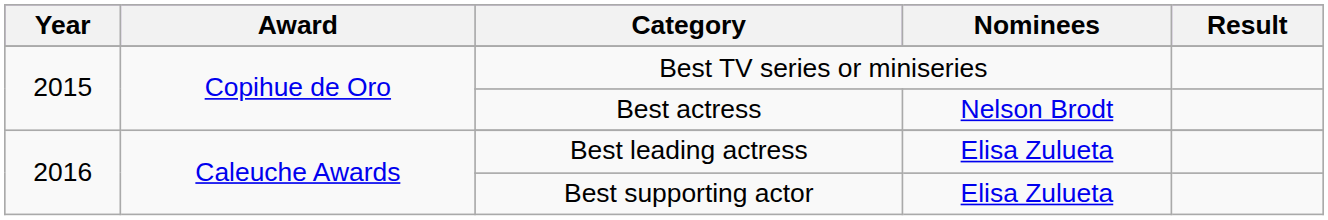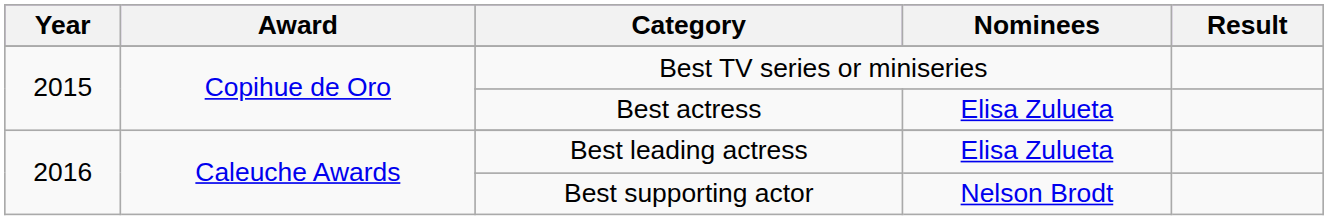(1037, 109) Nelson Brodt -> (1037, 109) Elisa Zulueta
(1037, 192) Elisa Zulueta -> (1037, 192) Nelson Brodt
